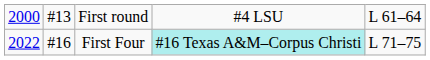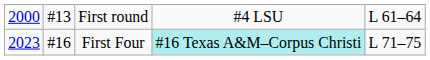(24, 42) 2022 -> (24, 42) 2023
